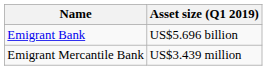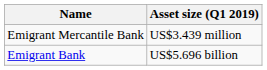rows swapped: (46, 34) <-> (76, 55)
